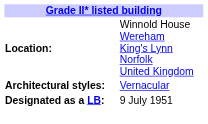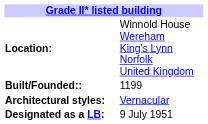+ row: (43, 86)
